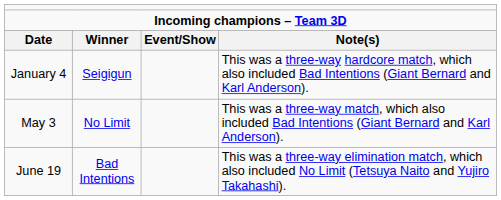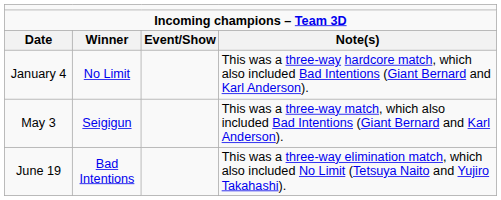(107, 74) Seigigun -> (107, 74) No Limit
(107, 123) No Limit -> (107, 123) Seigigun
